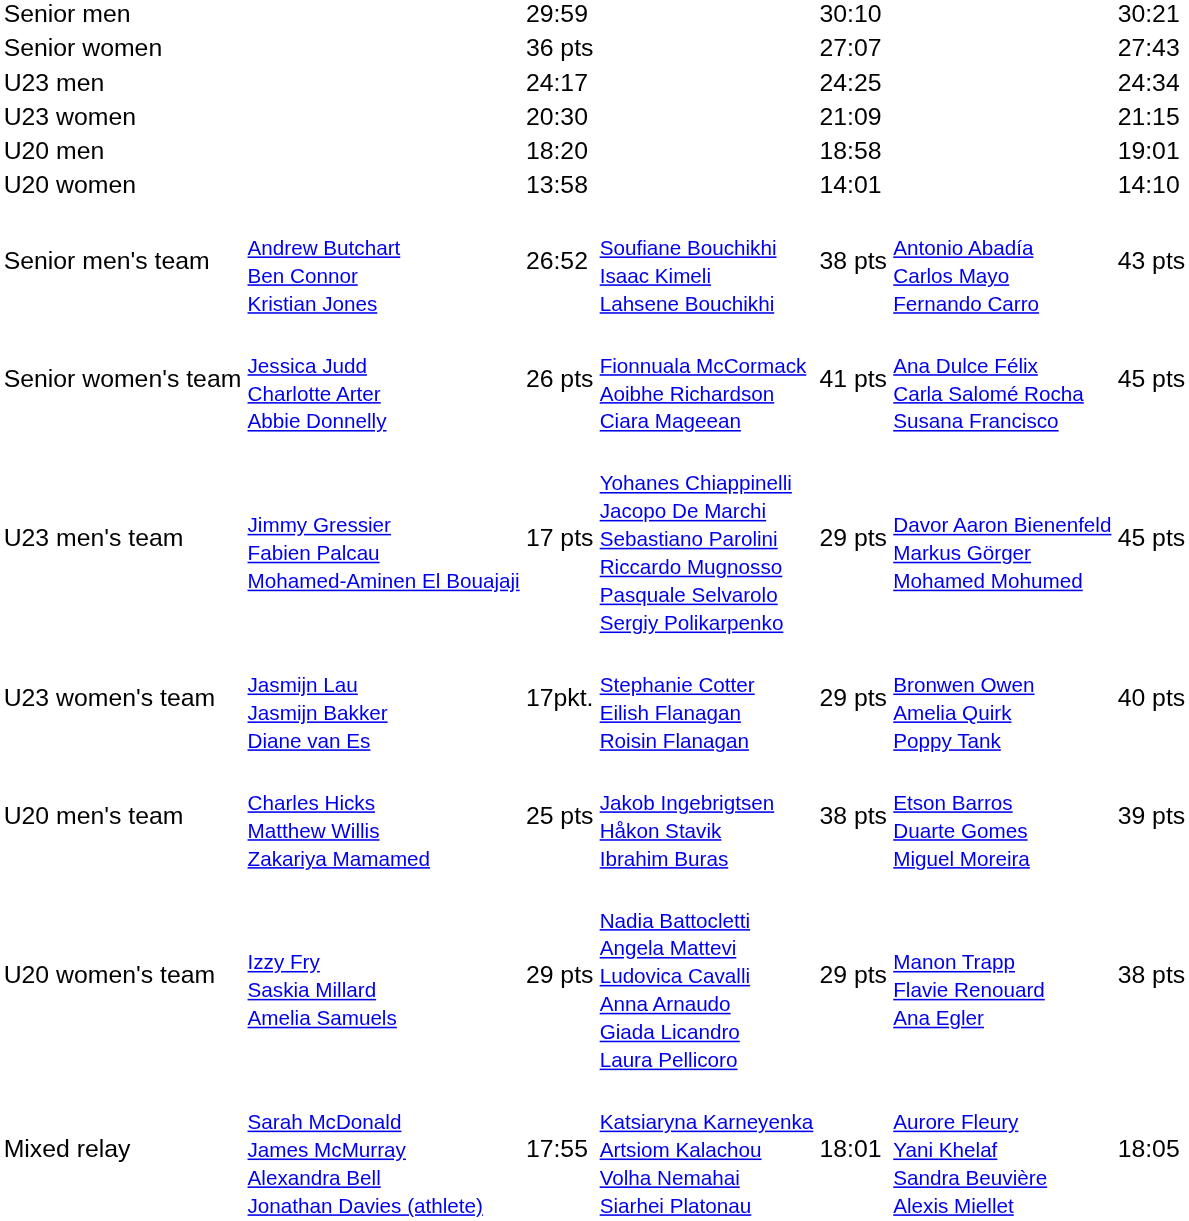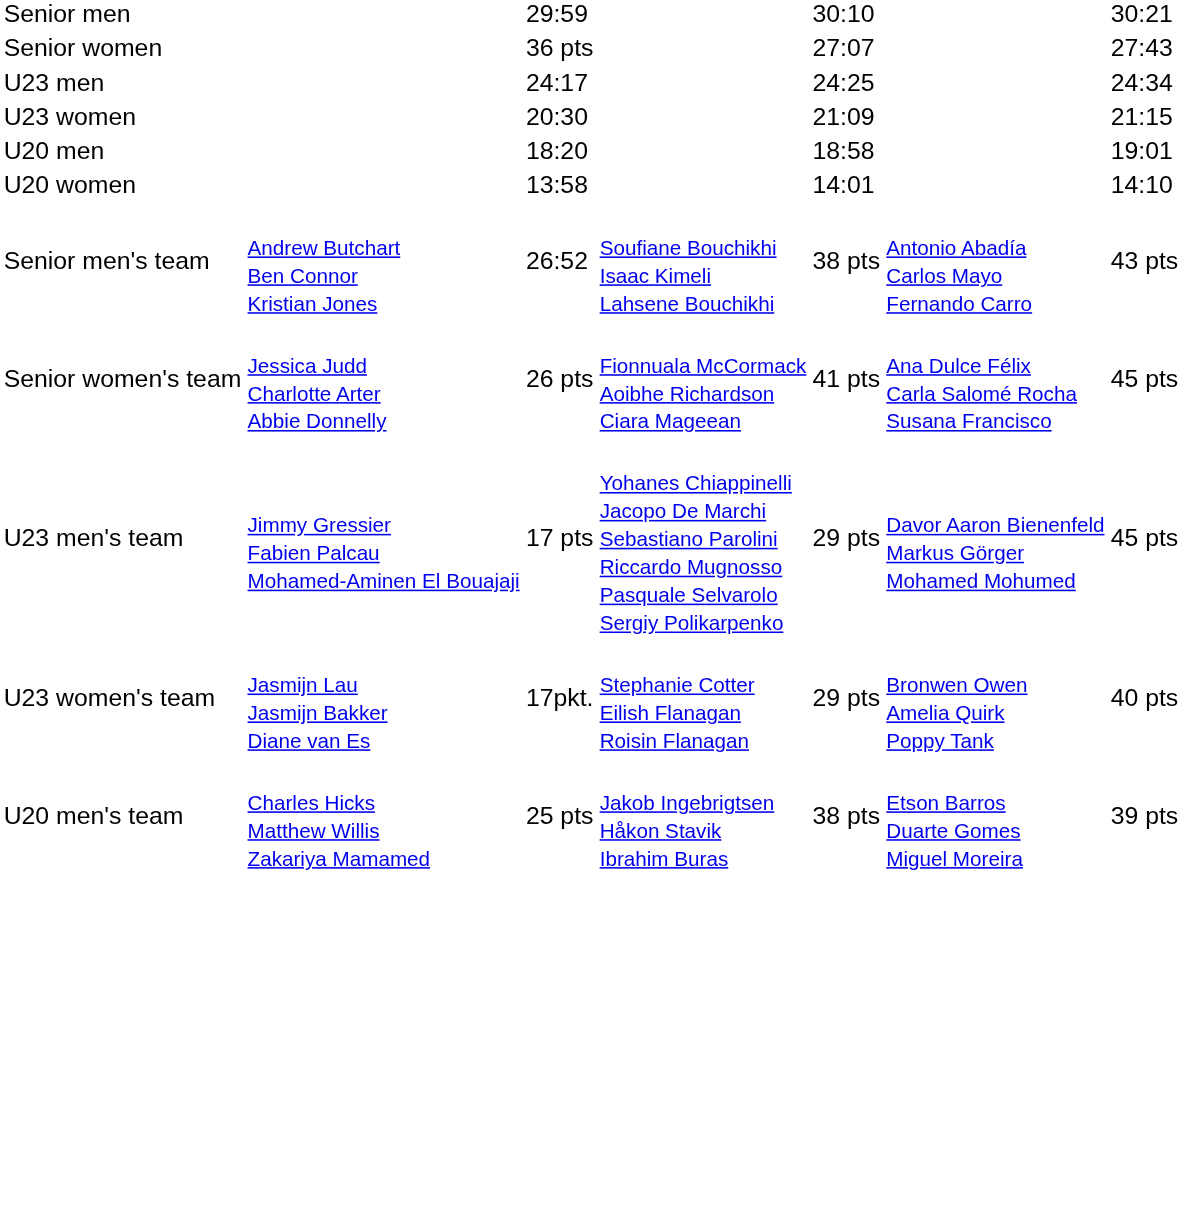- row: (109, 975)
- row: (67, 1148)
